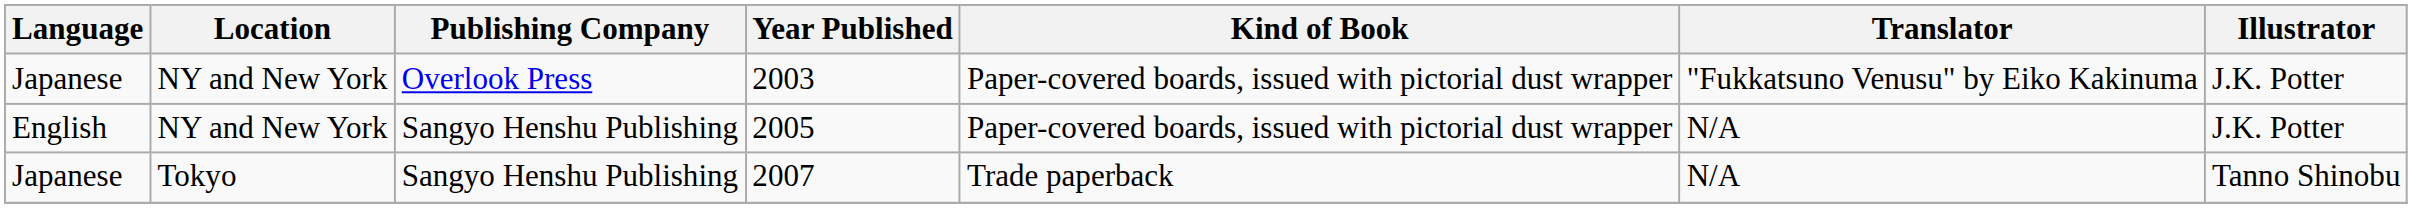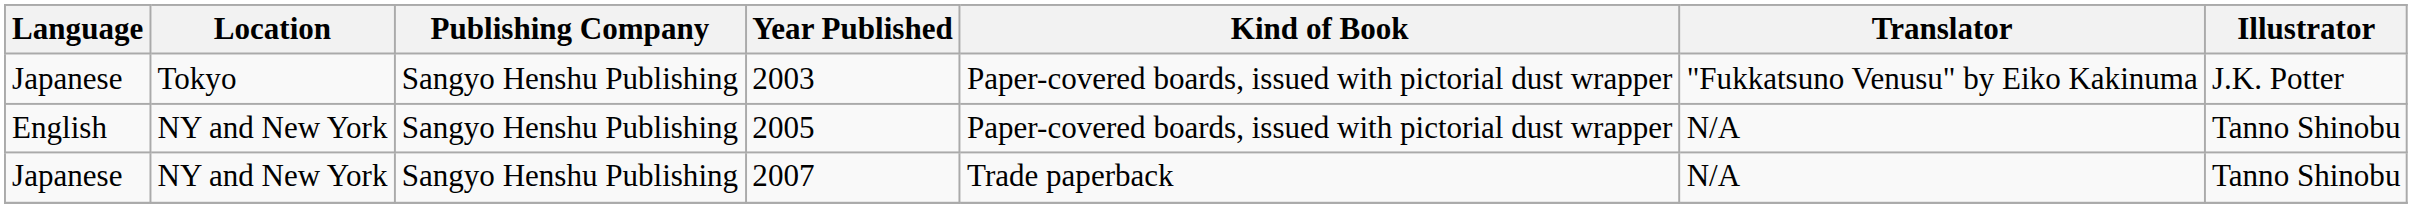(272, 78) NY and New York -> (197, 78) Tokyo
(497, 78) Overlook Press -> (570, 78) Sangyo Henshu Publishing
(2278, 127) J.K. Potter -> (2306, 127) Tanno Shinobu
(197, 176) Tokyo -> (272, 176) NY and New York
